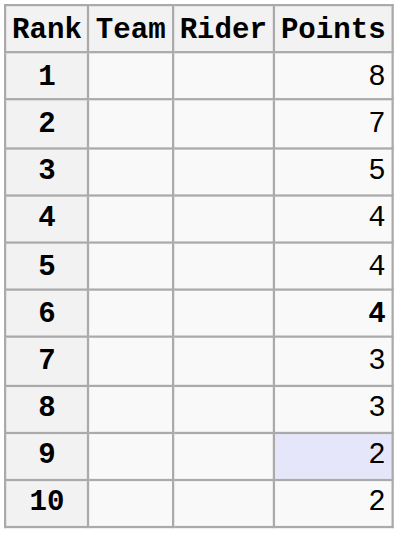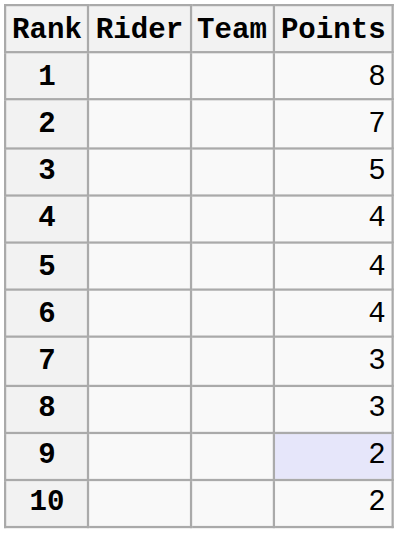columns swapped: (223, 29) <-> (131, 29)
(377, 314) bold -> (377, 314) normal
